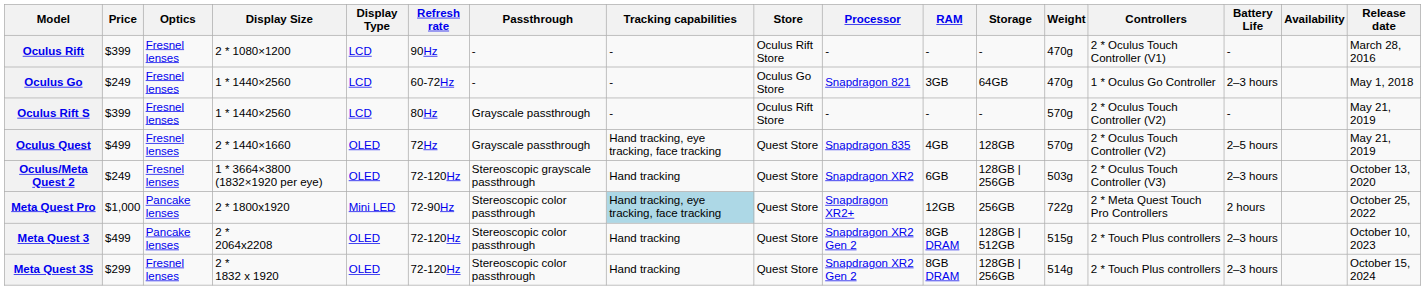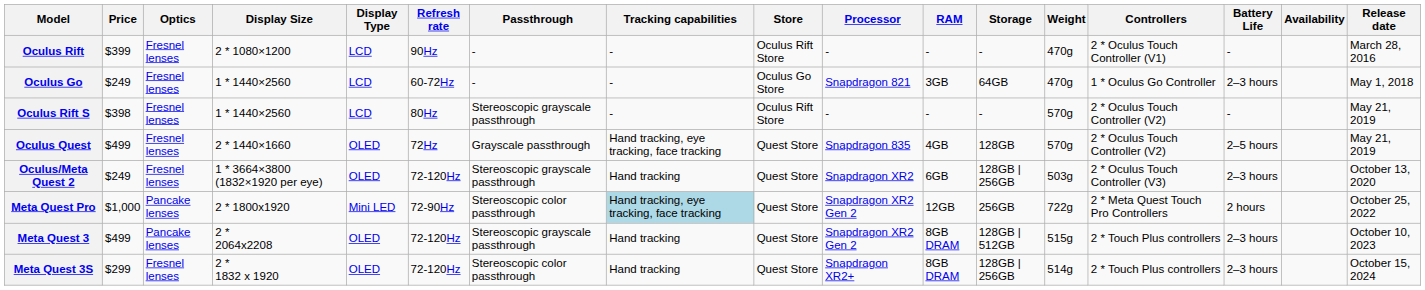(118, 113) $399 -> (118, 113) $398
(531, 113) Grayscale passthrough -> (531, 113) Stereoscopic grayscale passthrough
(857, 207) Snapdragon XR2+ -> (869, 207) Snapdragon XR2 Gen 2
(519, 238) Stereoscopic color passthrough -> (531, 238) Stereoscopic grayscale passthrough
(869, 269) Snapdragon XR2 Gen 2 -> (857, 269) Snapdragon XR2+
